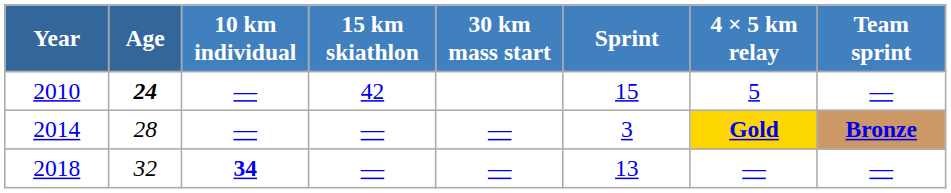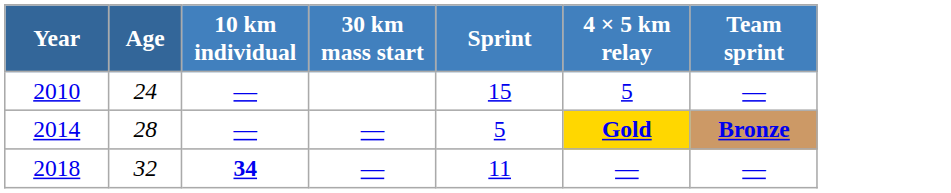- column: (372, 38)
(145, 90) bold -> (145, 90) normal
(627, 129) 3 -> (500, 129) 5
(627, 168) 13 -> (500, 168) 11
